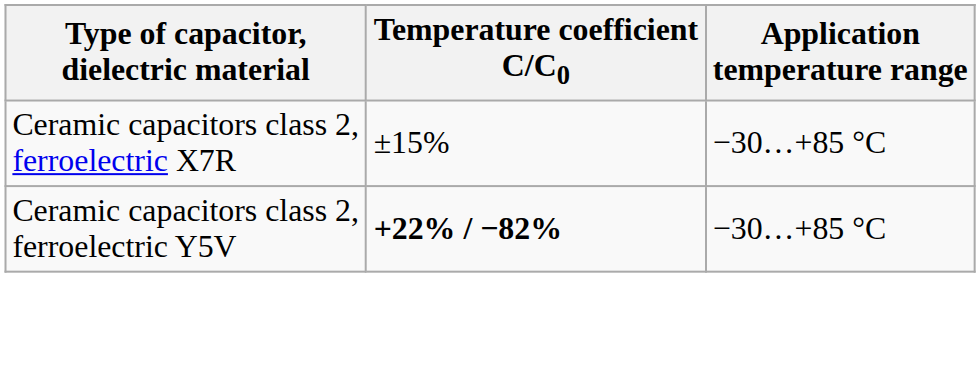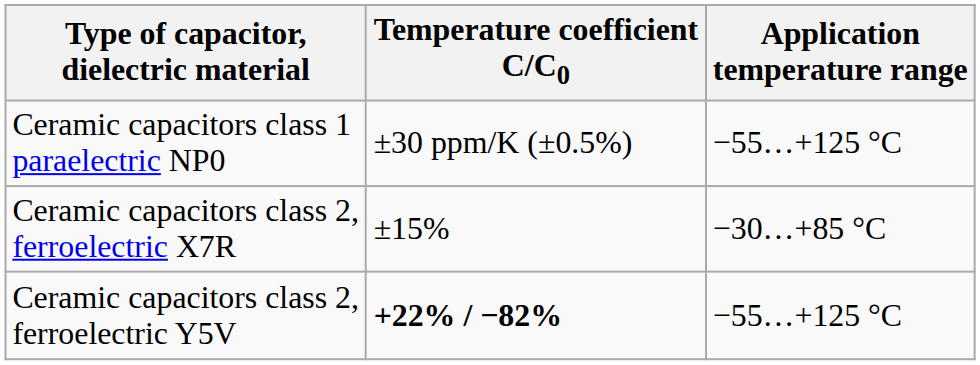+ row: (182, 142)
(799, 228) −30…+85 °C -> (807, 314) −55…+125 °C
